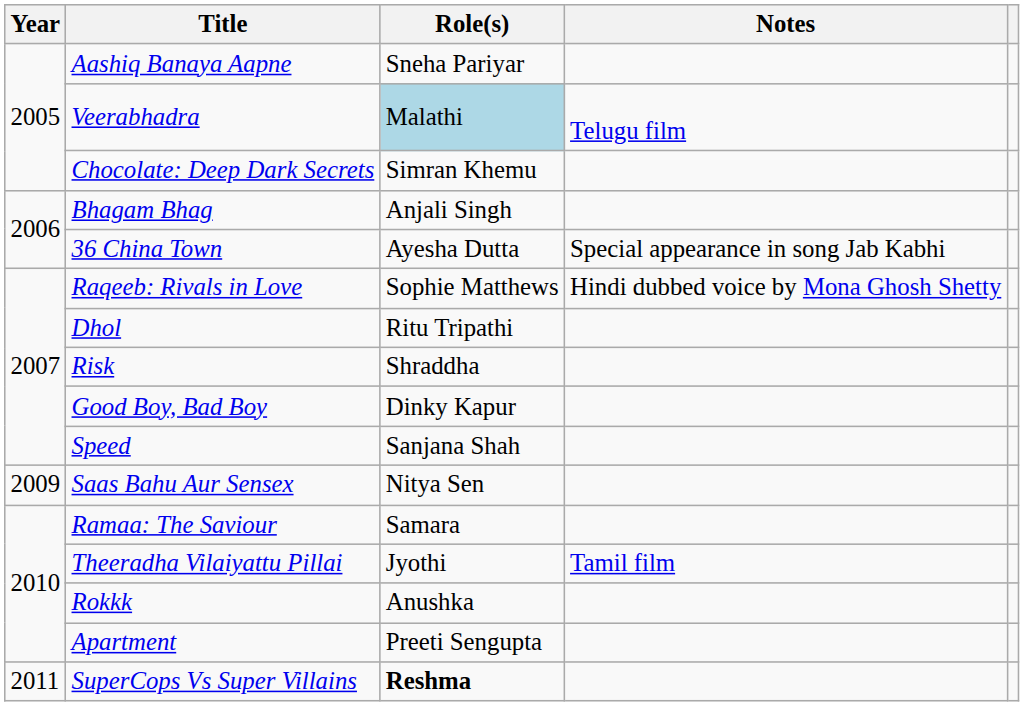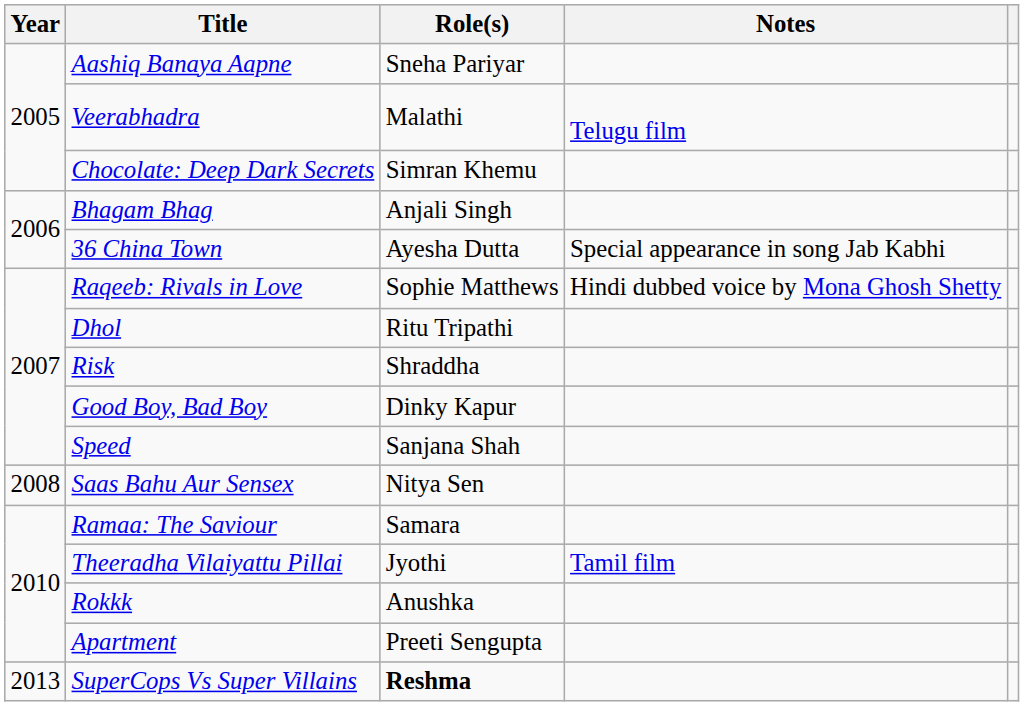(424, 116) lightblue background -> (424, 116) no background
(35, 484) 2009 -> (35, 484) 2008
(35, 681) 2011 -> (35, 681) 2013
